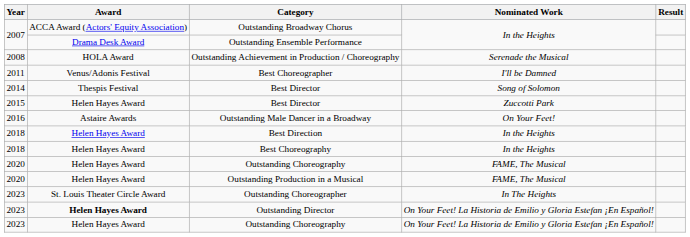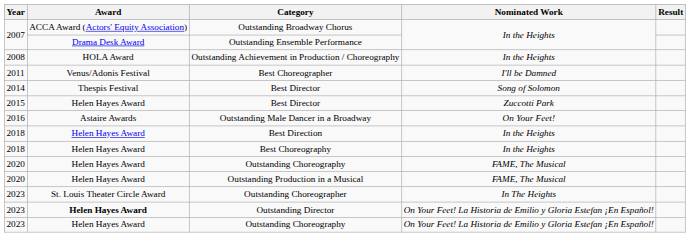(529, 58) Serenade the Musical -> (529, 58) In the Heights
